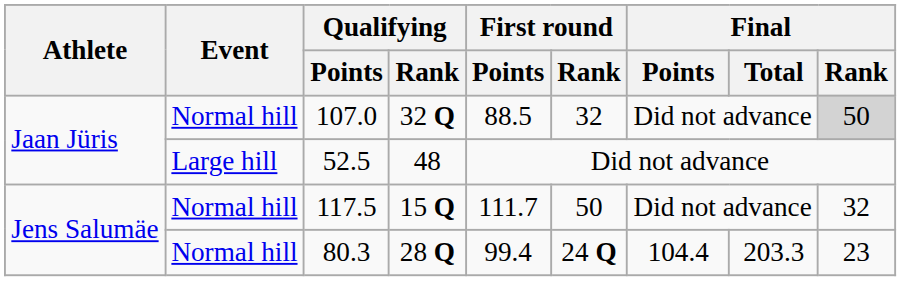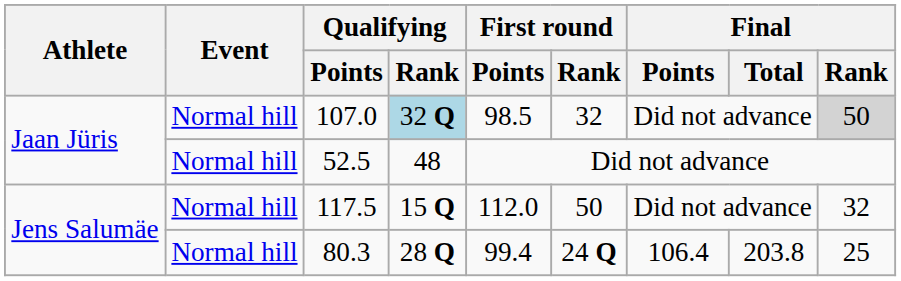(427, 117) no background -> (427, 117) lightblue background
(508, 117) 88.5 -> (508, 117) 98.5
(224, 161) Large hill -> (234, 161) Normal hill
(508, 206) 111.7 -> (508, 206) 112.0
(678, 251) 104.4 -> (678, 251) 106.4
(774, 251) 203.3 -> (774, 251) 203.8
(856, 251) 23 -> (856, 251) 25
